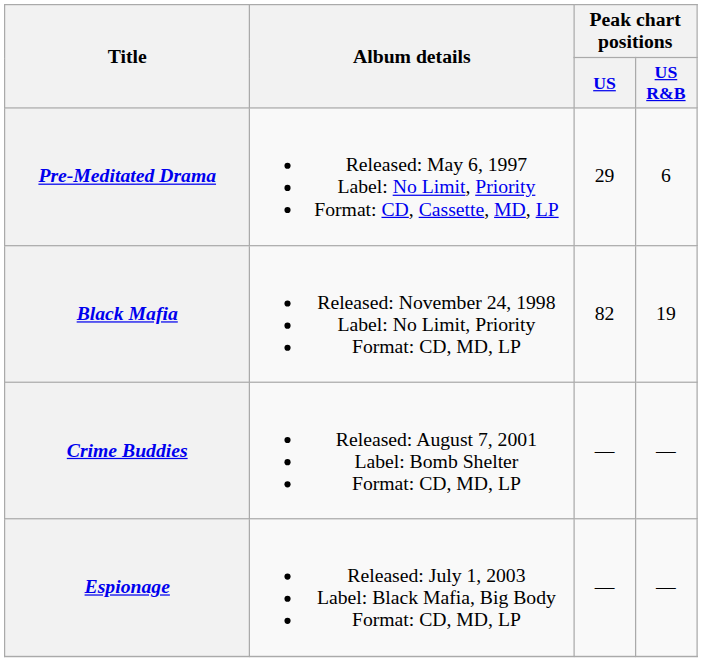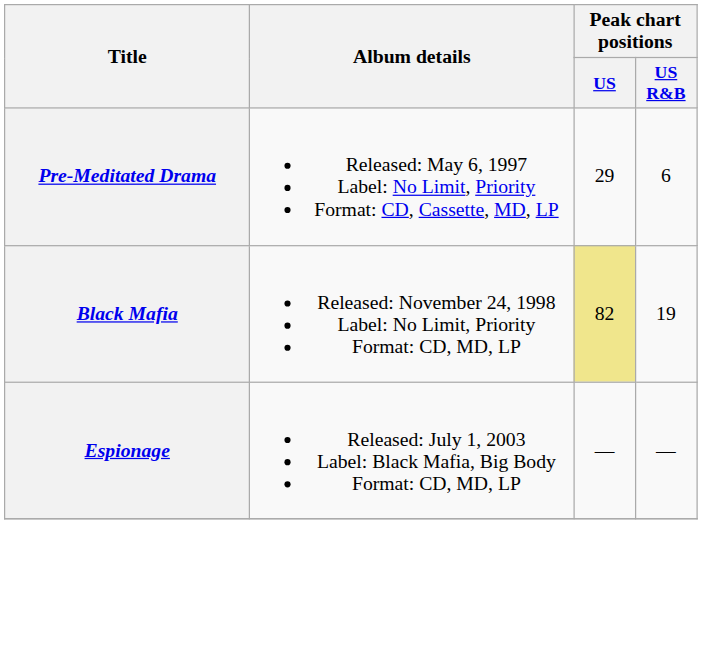(605, 313) no background -> (605, 313) khaki background
- row: (127, 450)
